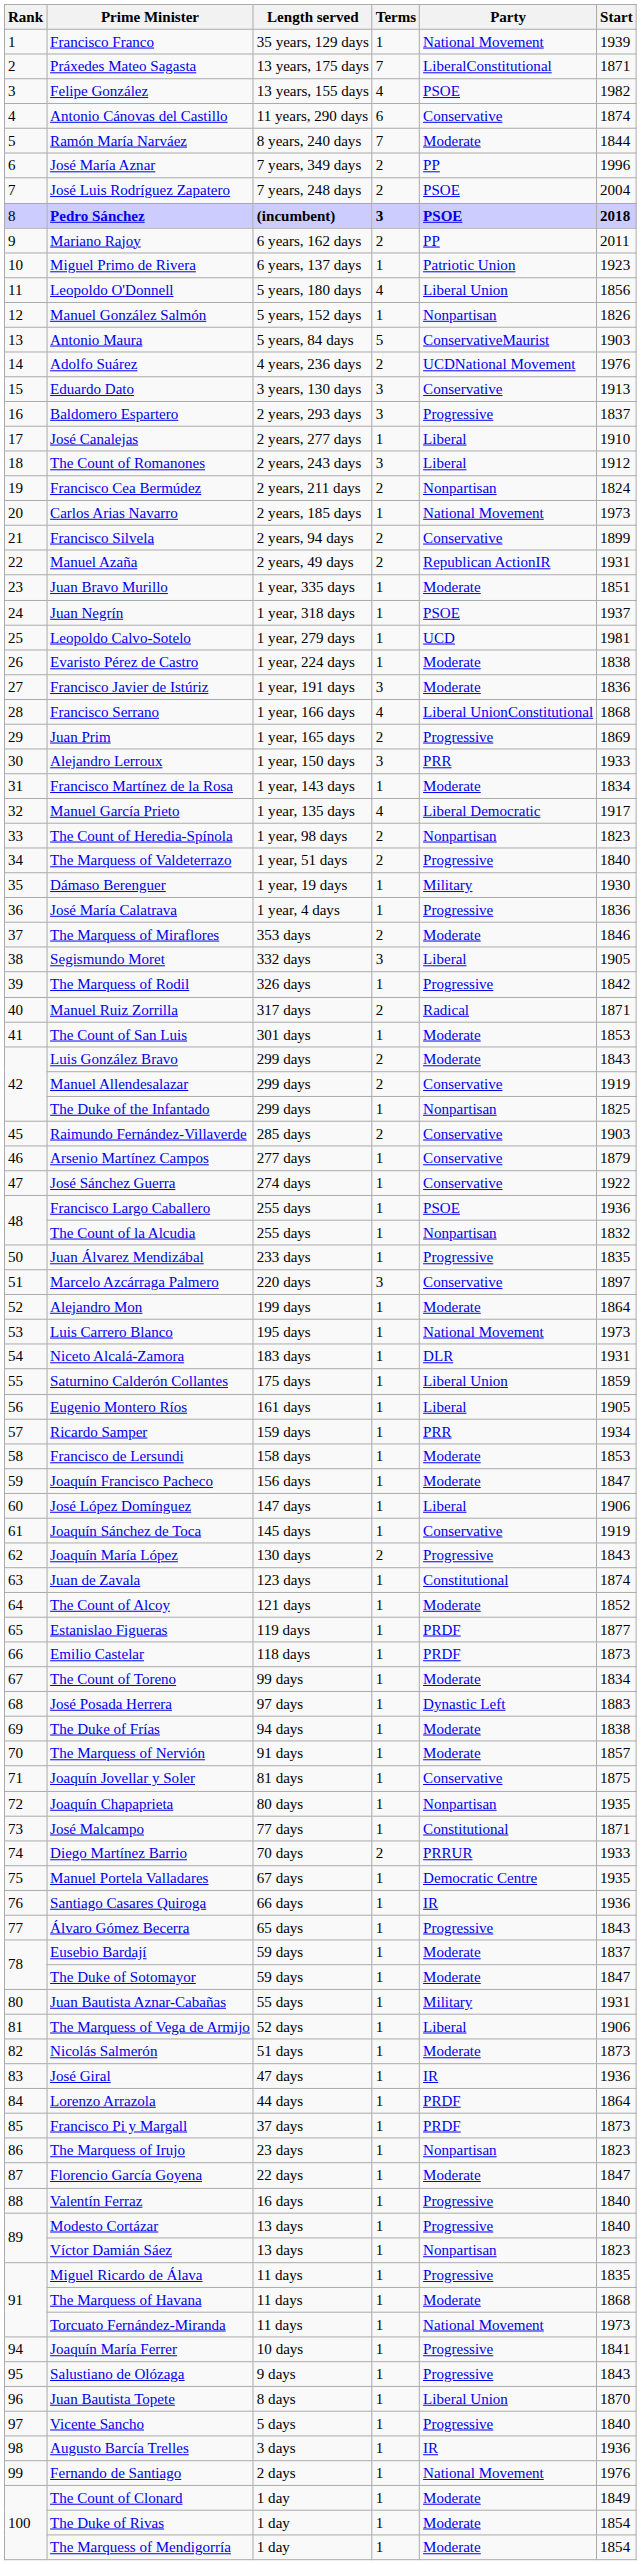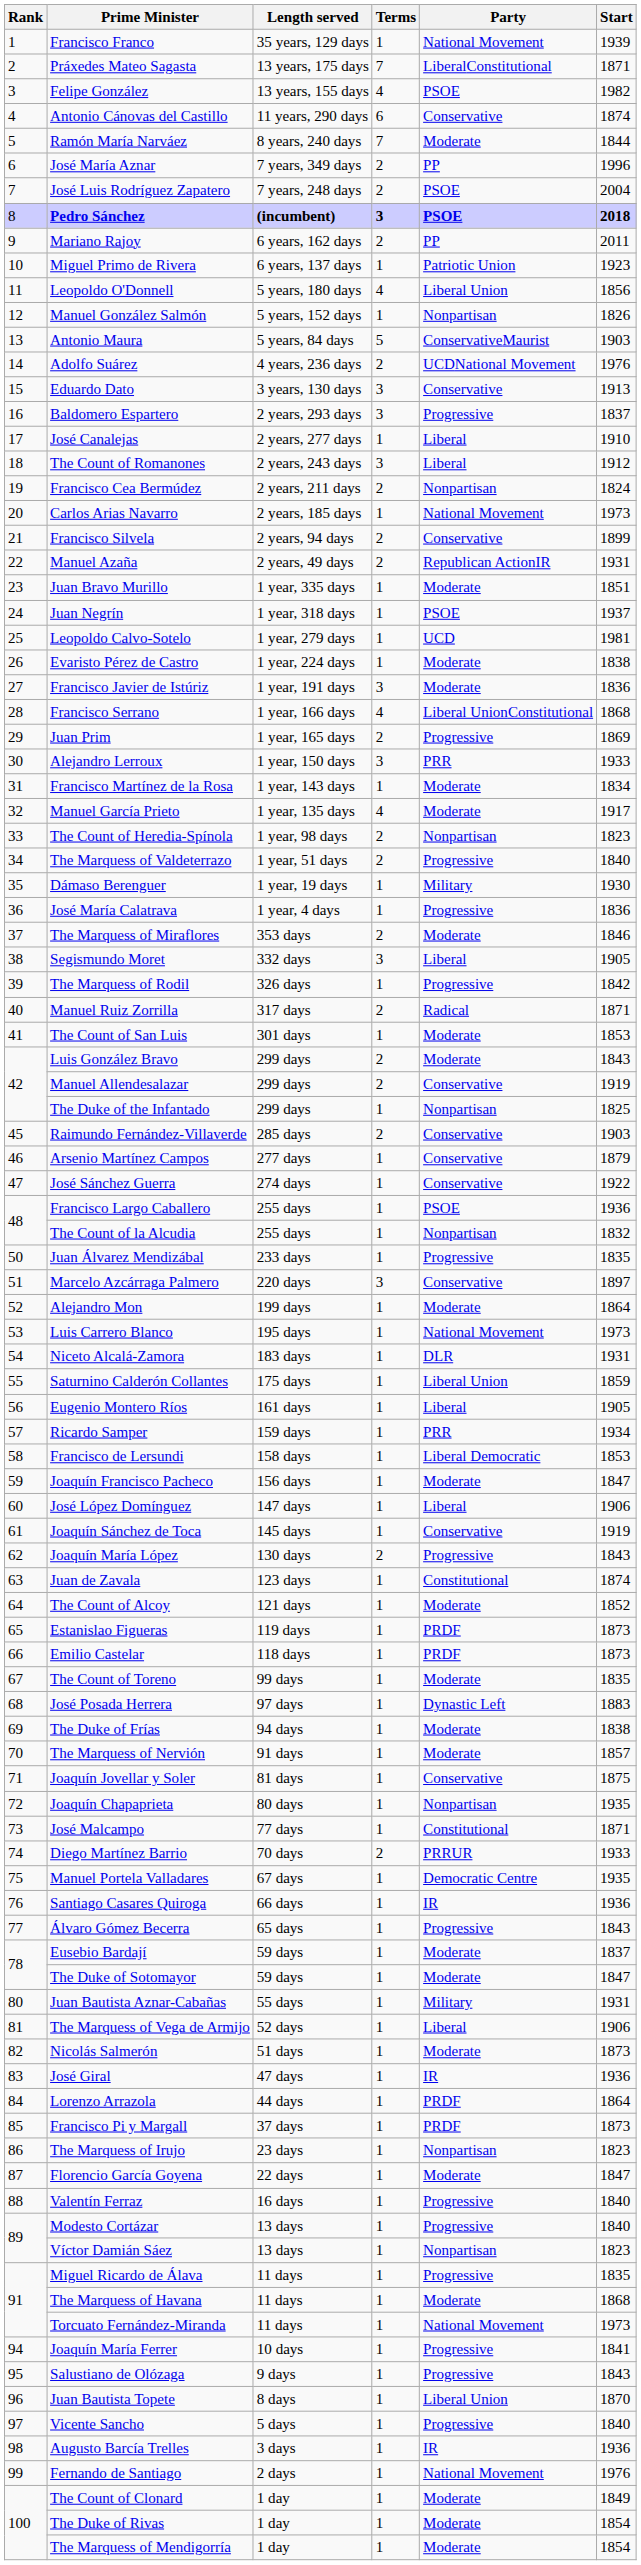(482, 811) Liberal Democratic -> (452, 811) Moderate
(452, 1456) Moderate -> (482, 1456) Liberal Democratic
(615, 1629) 1877 -> (615, 1629) 1873
(615, 1679) 1834 -> (615, 1679) 1835
